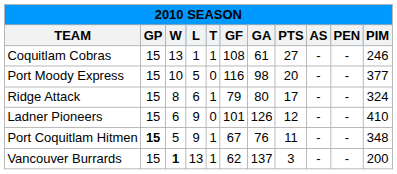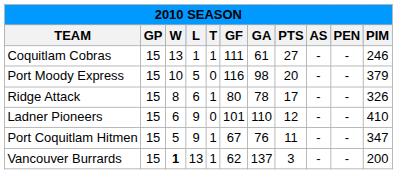(234, 55) 108 -> (234, 55) 111
(378, 76) 377 -> (378, 76) 379
(234, 96) 79 -> (234, 96) 80
(262, 96) 80 -> (262, 96) 78
(378, 96) 324 -> (378, 96) 326
(262, 117) 126 -> (262, 117) 110
(153, 138) bold -> (153, 138) normal
(378, 138) 348 -> (378, 138) 347
